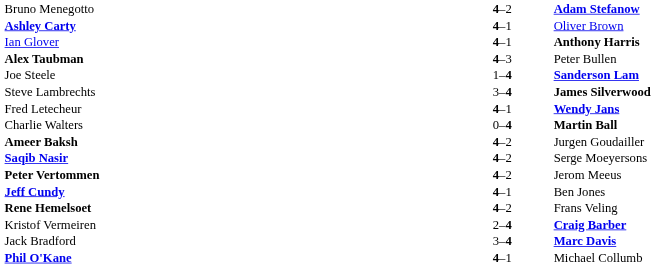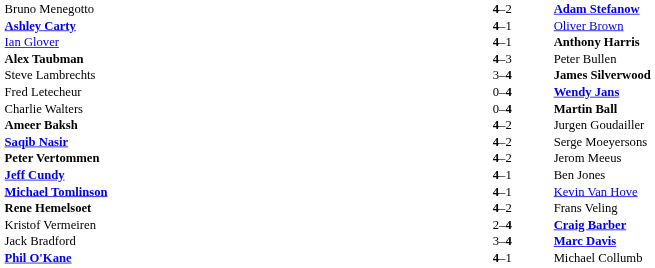- row: (30, 75)
(502, 108) 4–1 -> (502, 92) 0–4
+ row: (56, 191)
